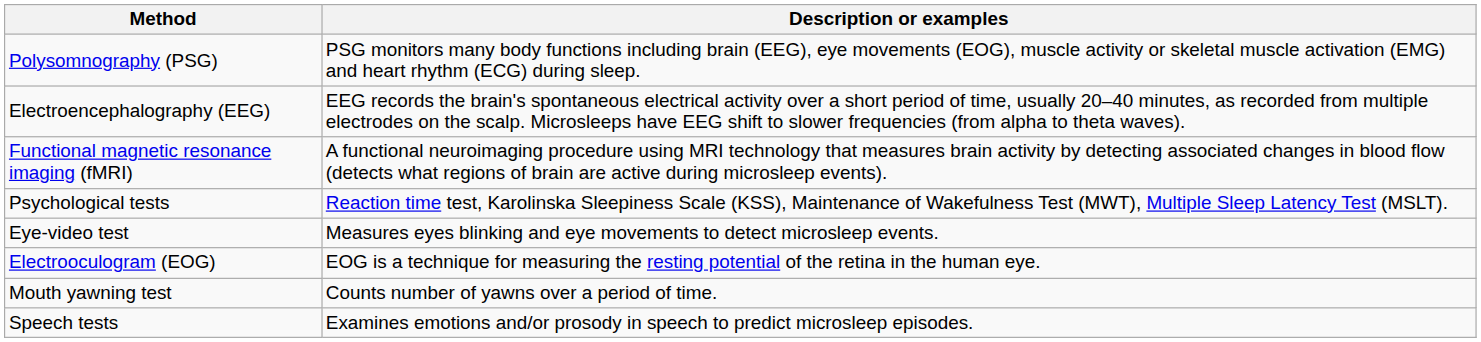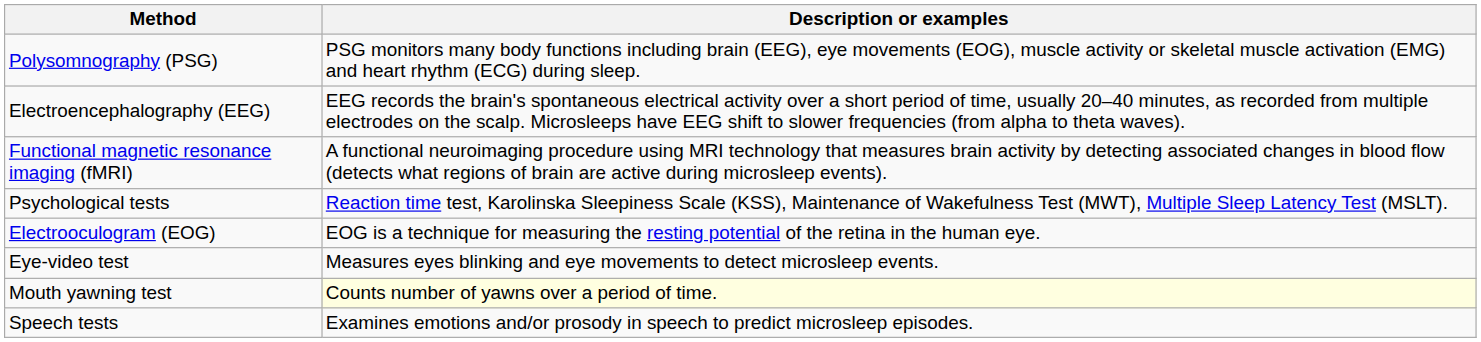rows swapped: (112, 262) <-> (69, 232)
(522, 292) no background -> (522, 292) lightyellow background
